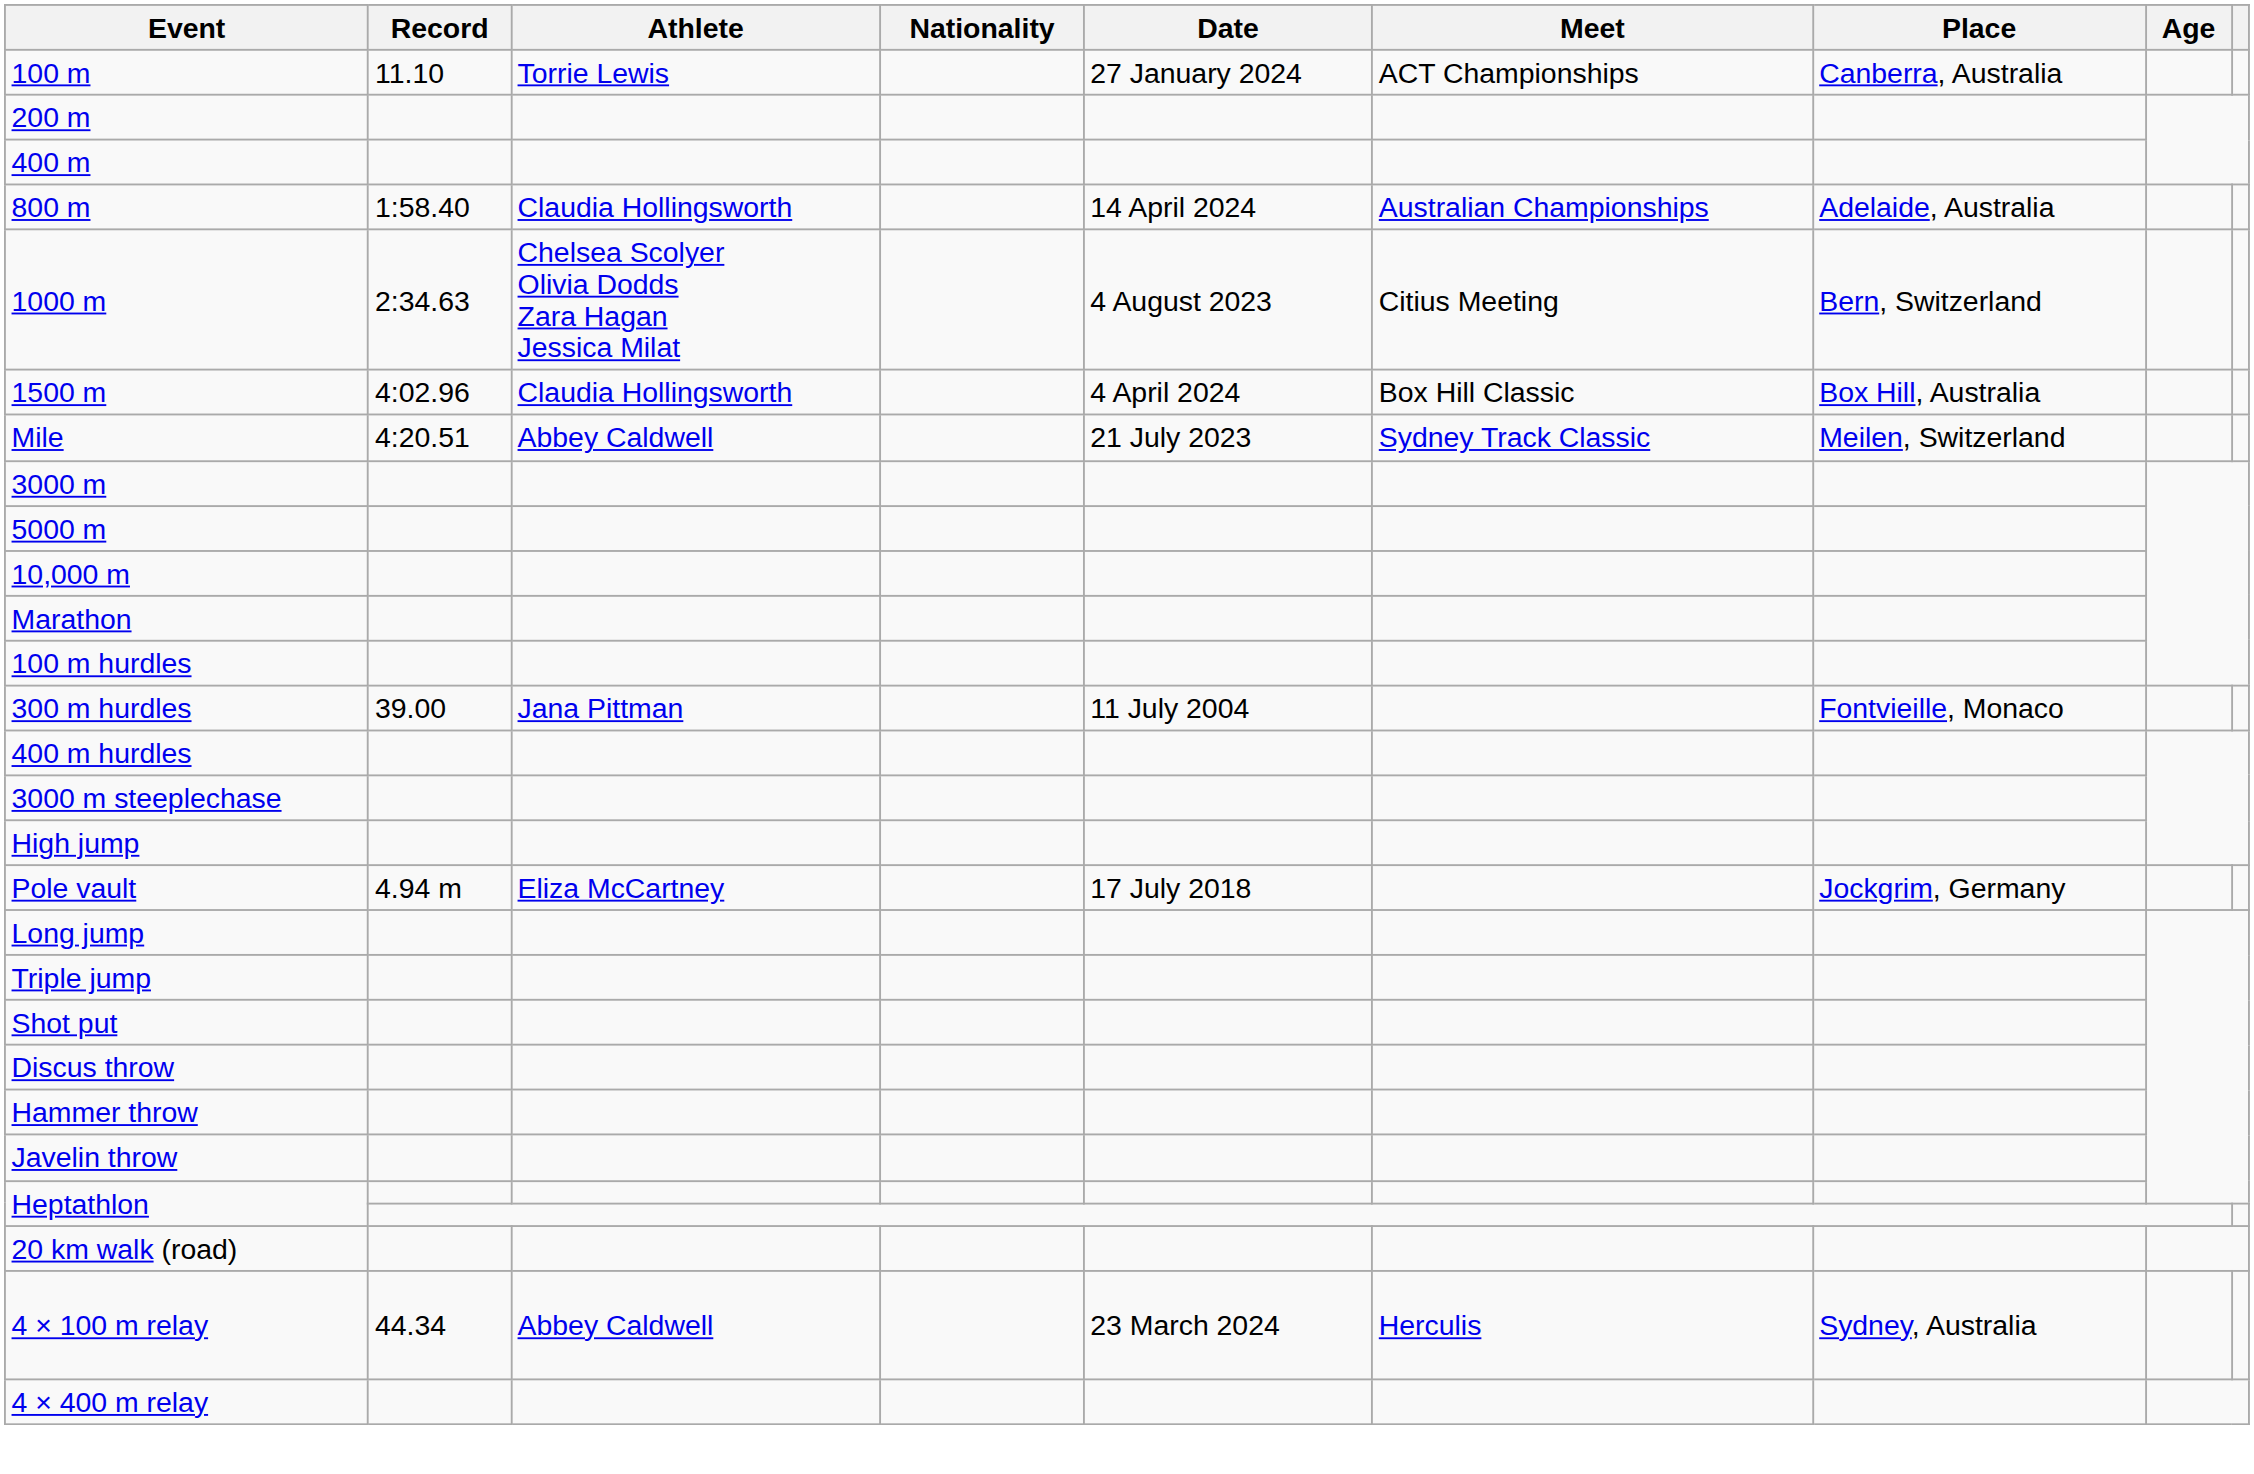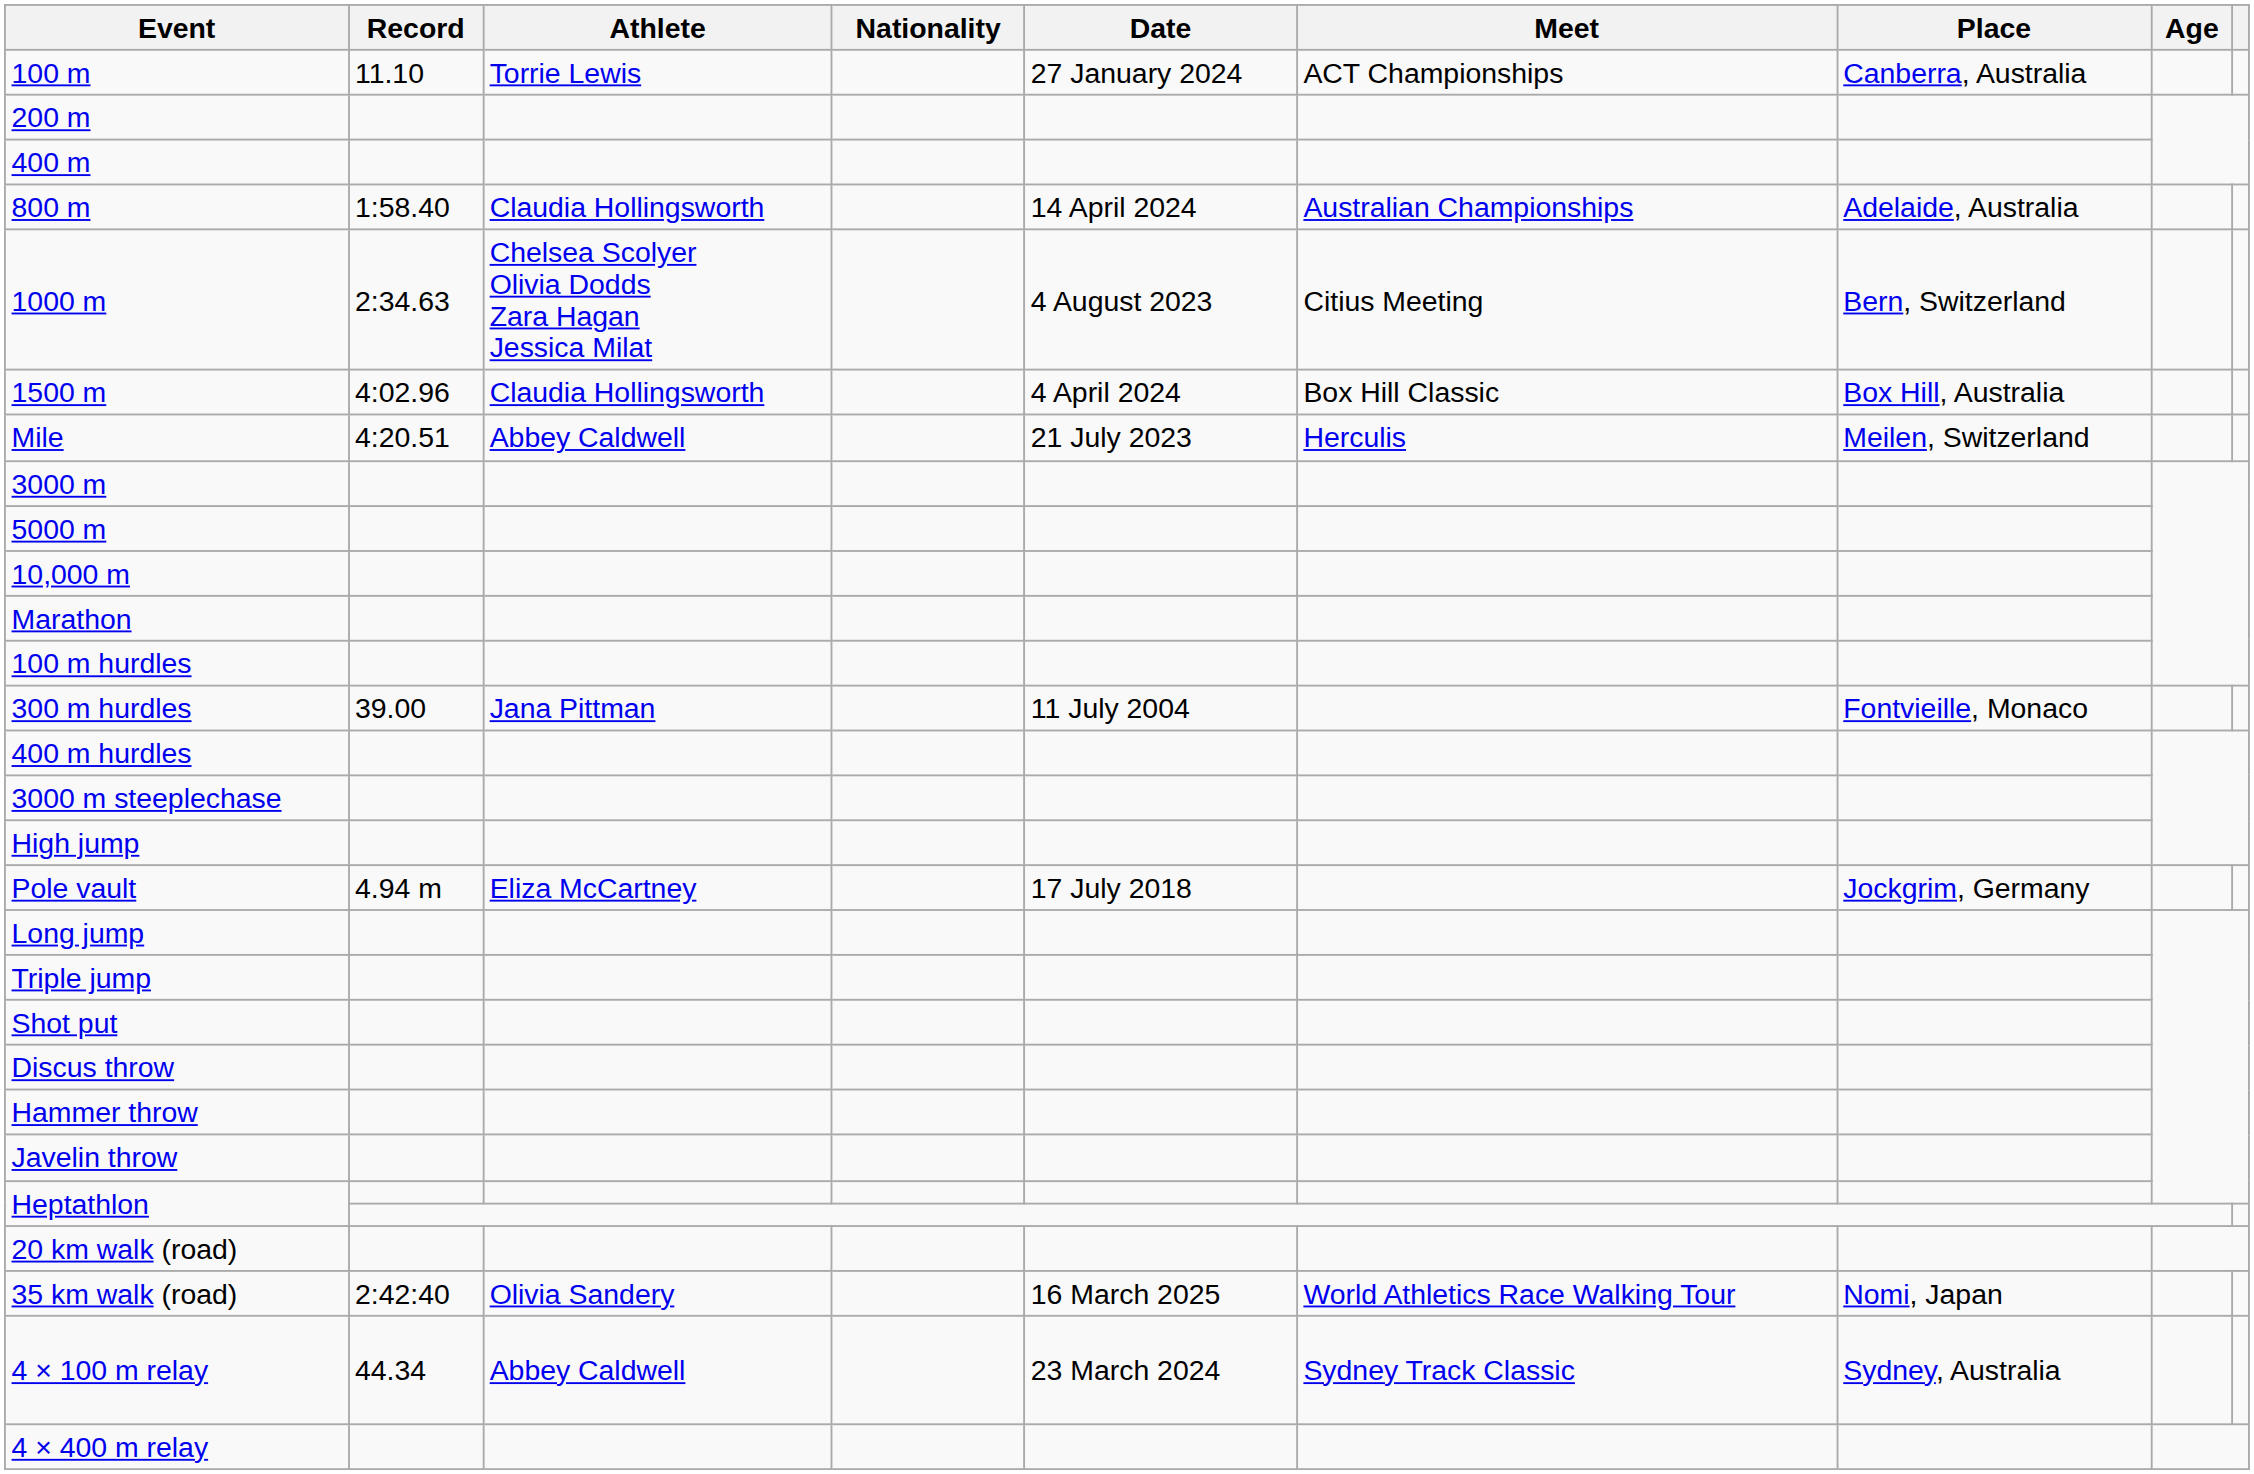(1515, 438) Sydney Track Classic -> (1355, 438) Herculis
+ row: (124, 1293)
(1430, 1325) Herculis -> (1439, 1370) Sydney Track Classic
